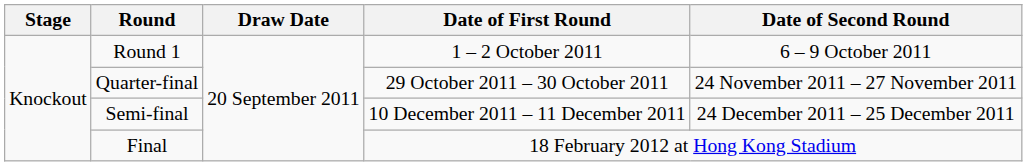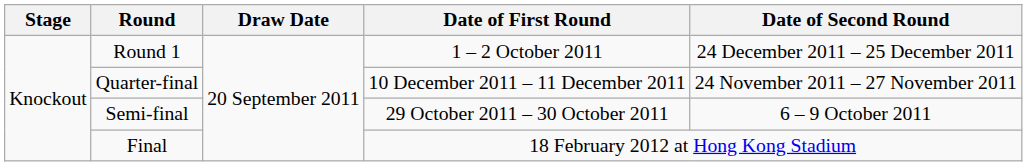(856, 51) 6 – 9 October 2011 -> (856, 51) 24 December 2011 – 25 December 2011
(527, 82) 29 October 2011 – 30 October 2011 -> (527, 82) 10 December 2011 – 11 December 2011
(527, 113) 10 December 2011 – 11 December 2011 -> (527, 113) 29 October 2011 – 30 October 2011
(856, 113) 24 December 2011 – 25 December 2011 -> (856, 113) 6 – 9 October 2011
